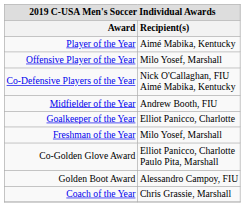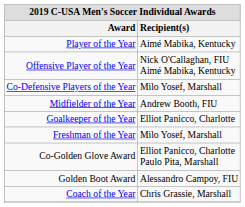(181, 60) Milo Yosef, Marshall -> (188, 66) Nick O'Callaghan, FIU Aimé Mabika, Kentucky
(188, 82) Nick O'Callaghan, FIU Aimé Mabika, Kentucky -> (181, 87) Milo Yosef, Marshall
